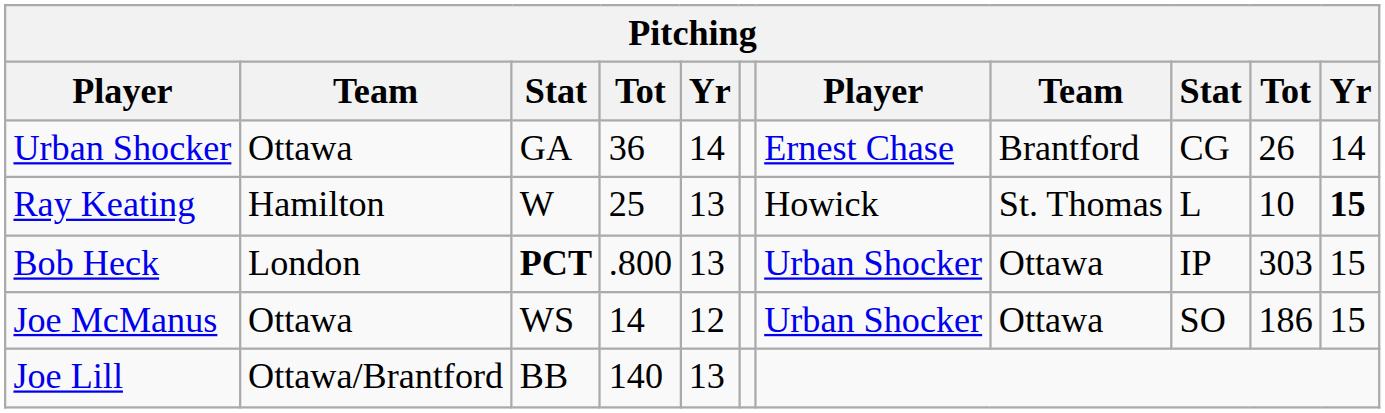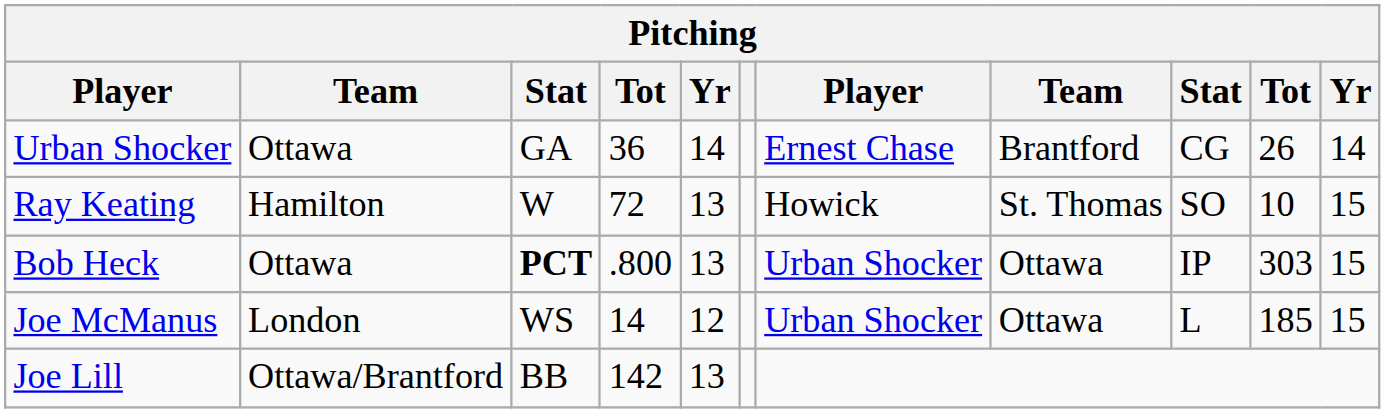(627, 205) 25 -> (627, 205) 72
(1191, 205) L -> (1203, 205) SO
(1347, 205) bold -> (1347, 205) normal
(304, 262) London -> (300, 262) Ottawa
(300, 319) Ottawa -> (304, 319) London
(1203, 319) SO -> (1191, 319) L
(1286, 319) 186 -> (1286, 319) 185
(636, 377) 140 -> (636, 377) 142
